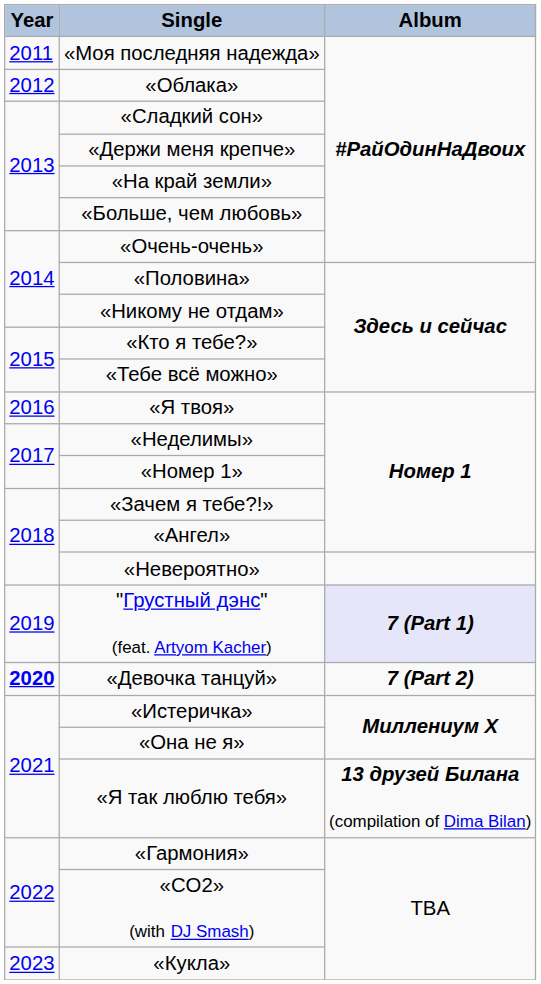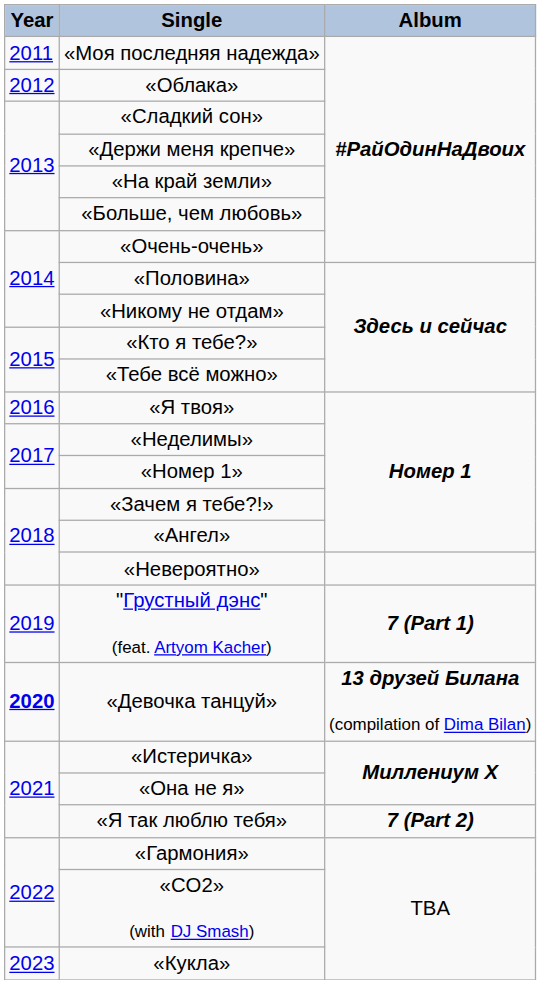(430, 623) lavender background -> (430, 623) no background
(430, 678) 7 (Part 2) -> (430, 701) 13 друзей Билана (compilation of Dima Bilan)
(430, 798) 13 друзей Билана (compilation of Dima Bilan) -> (430, 821) 7 (Part 2)
